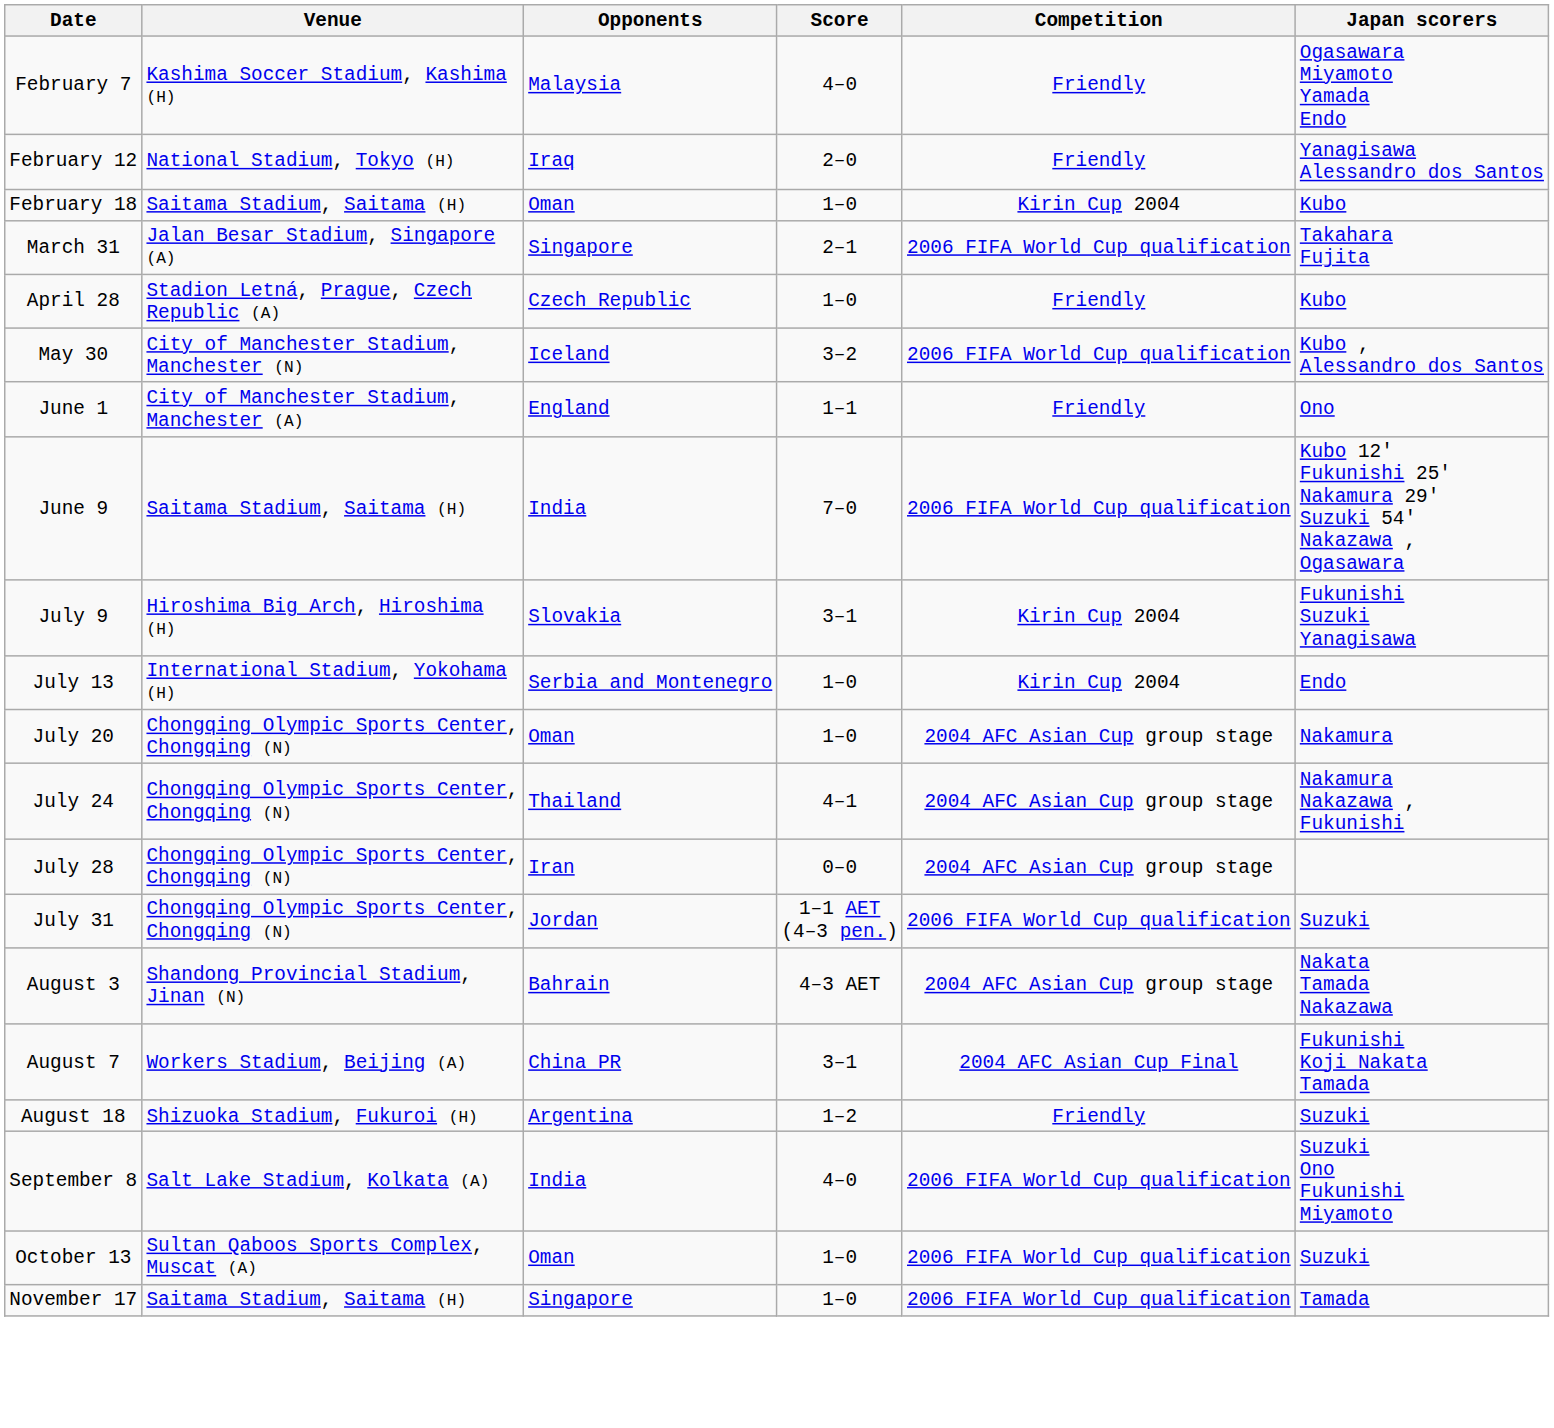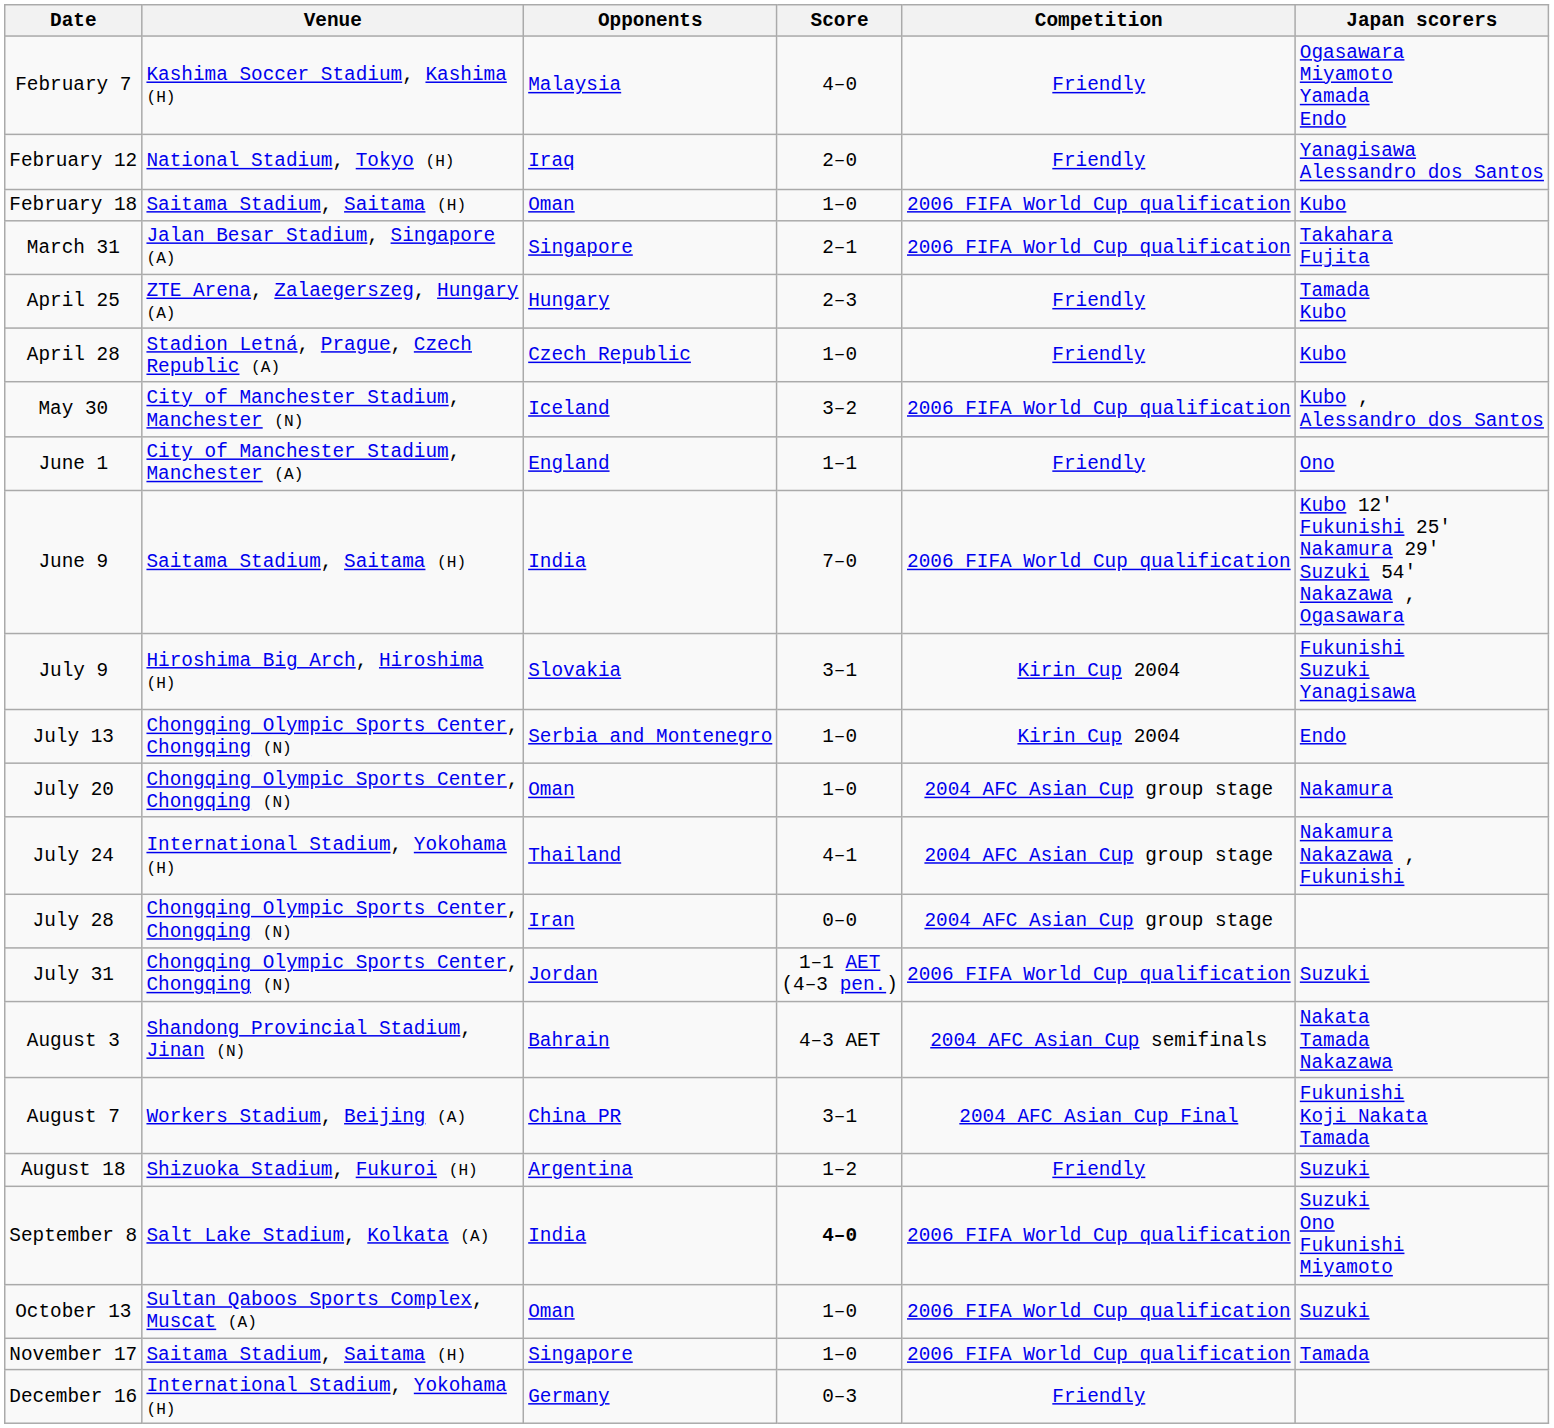(1099, 205) Kirin Cup 2004 -> (1099, 205) 2006 FIFA World Cup qualification
+ row: (73, 301)
(327, 682) International Stadium, Yokohama (H) -> (332, 737) Chongqing Olympic Sports Center, Chongqing (N)
(332, 802) Chongqing Olympic Sports Center, Chongqing (N) -> (327, 855) International Stadium, Yokohama (H)
(1099, 986) 2004 AFC Asian Cup group stage -> (1099, 1040) 2004 AFC Asian Cup semifinals
(840, 1181) normal -> (840, 1235) bold
+ row: (73, 1397)
